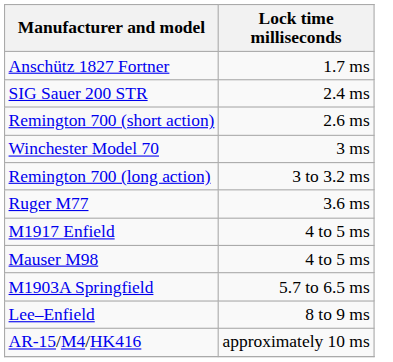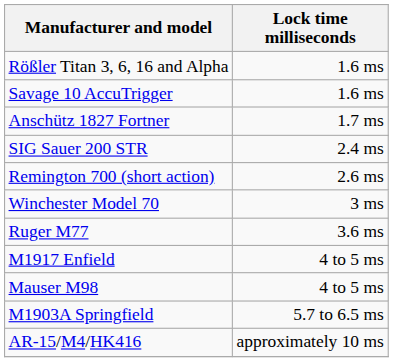+ row: (119, 65)
+ row: (91, 93)
- row: (110, 176)
- row: (52, 314)
